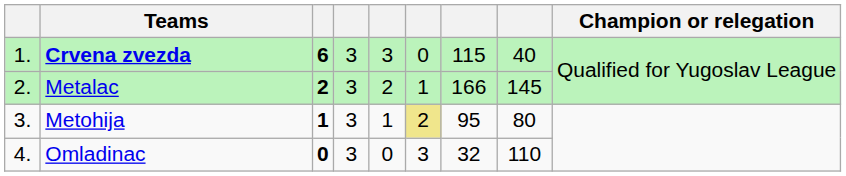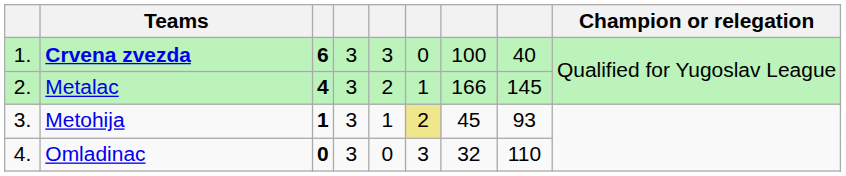(469, 54) 115 -> (469, 54) 100
(323, 87) 2 -> (323, 87) 4
(469, 120) 95 -> (469, 120) 45
(524, 120) 80 -> (524, 120) 93
